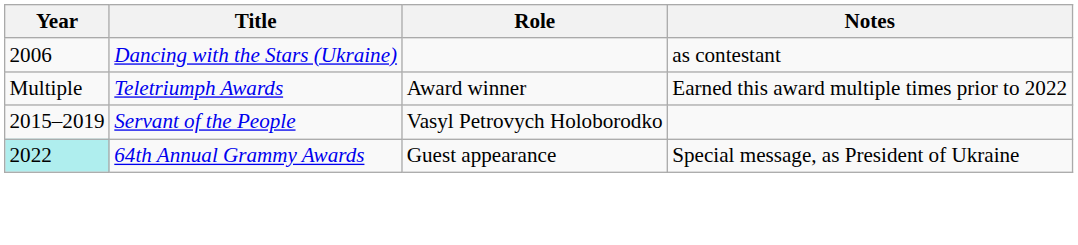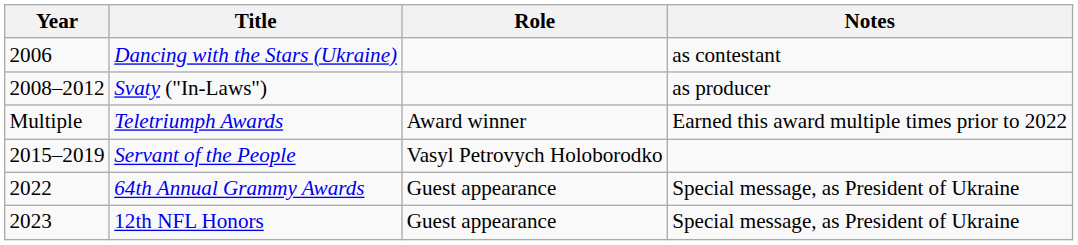+ row: (191, 88)
(31, 155) paleturquoise background -> (31, 188) no background
+ row: (189, 222)
